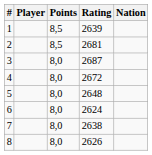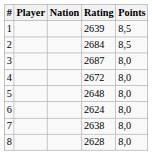columns swapped: (131, 12) <-> (63, 12)
(92, 45) 2681 -> (94, 45) 2684
(92, 142) 2626 -> (94, 142) 2628
